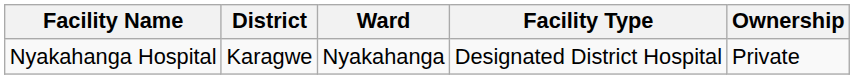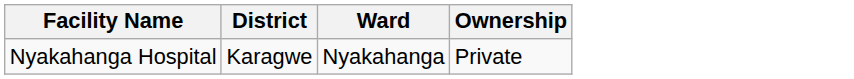- column: (588, 21)
